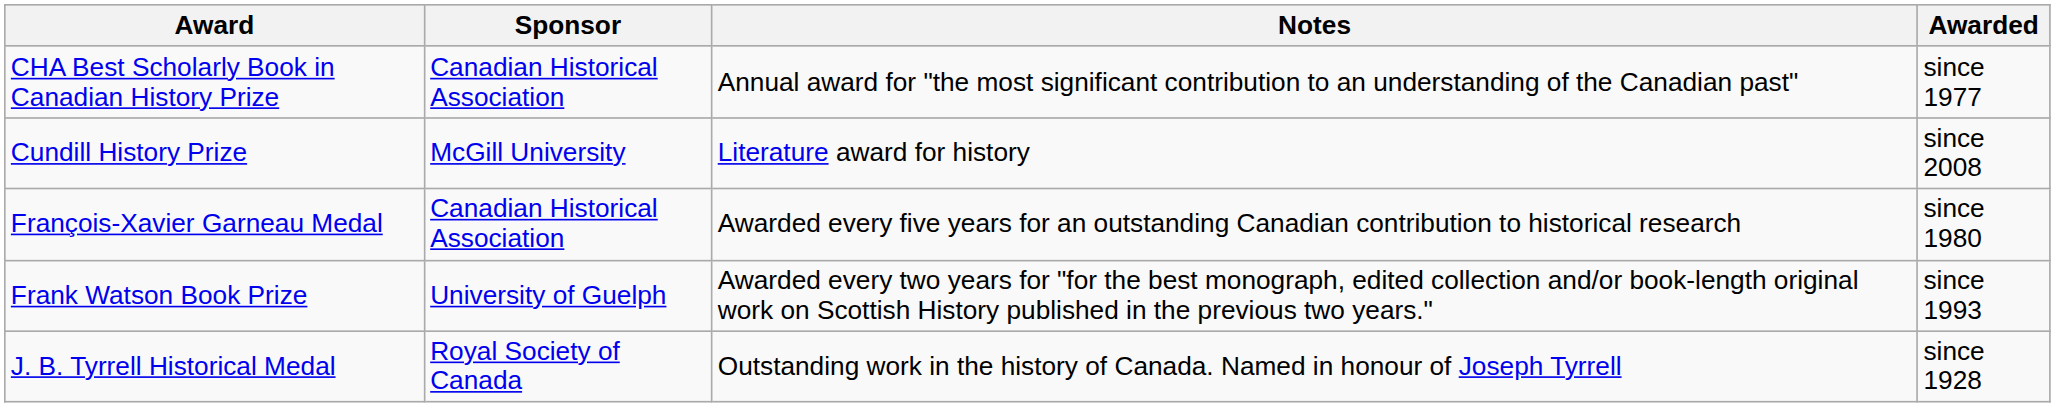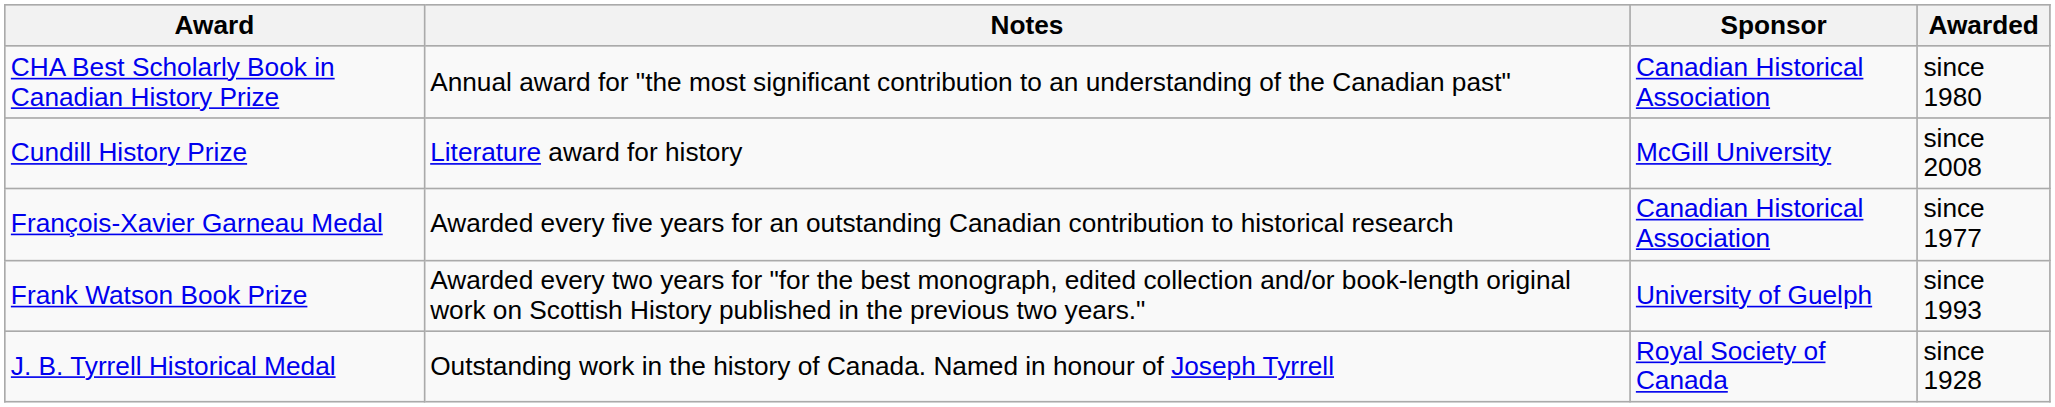columns swapped: (568, 25) <-> (1315, 25)
(1954, 81) since 1977 -> (1954, 81) since 1980
(1954, 223) since 1980 -> (1954, 223) since 1977
